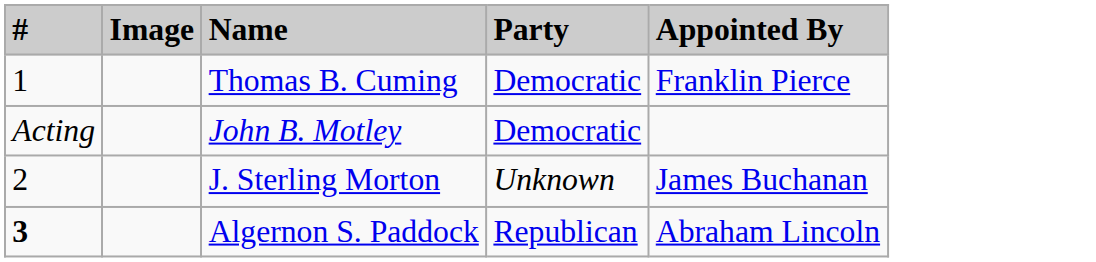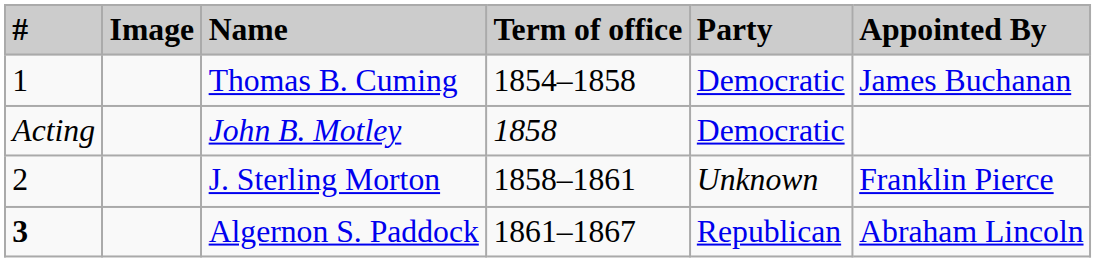+ column: (588, 29)
(753, 79) Franklin Pierce -> (965, 79) James Buchanan
(762, 180) James Buchanan -> (956, 180) Franklin Pierce
